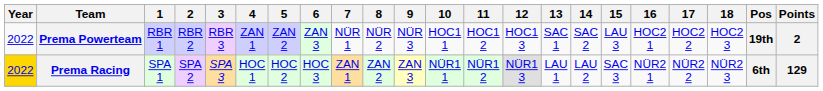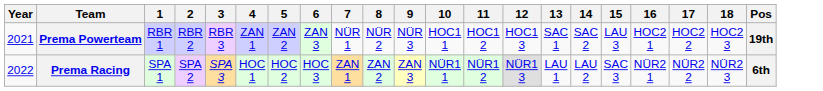- column: (797, 13)
(20, 39) 2022 -> (20, 39) 2021
(20, 70) gold background -> (20, 70) no background
